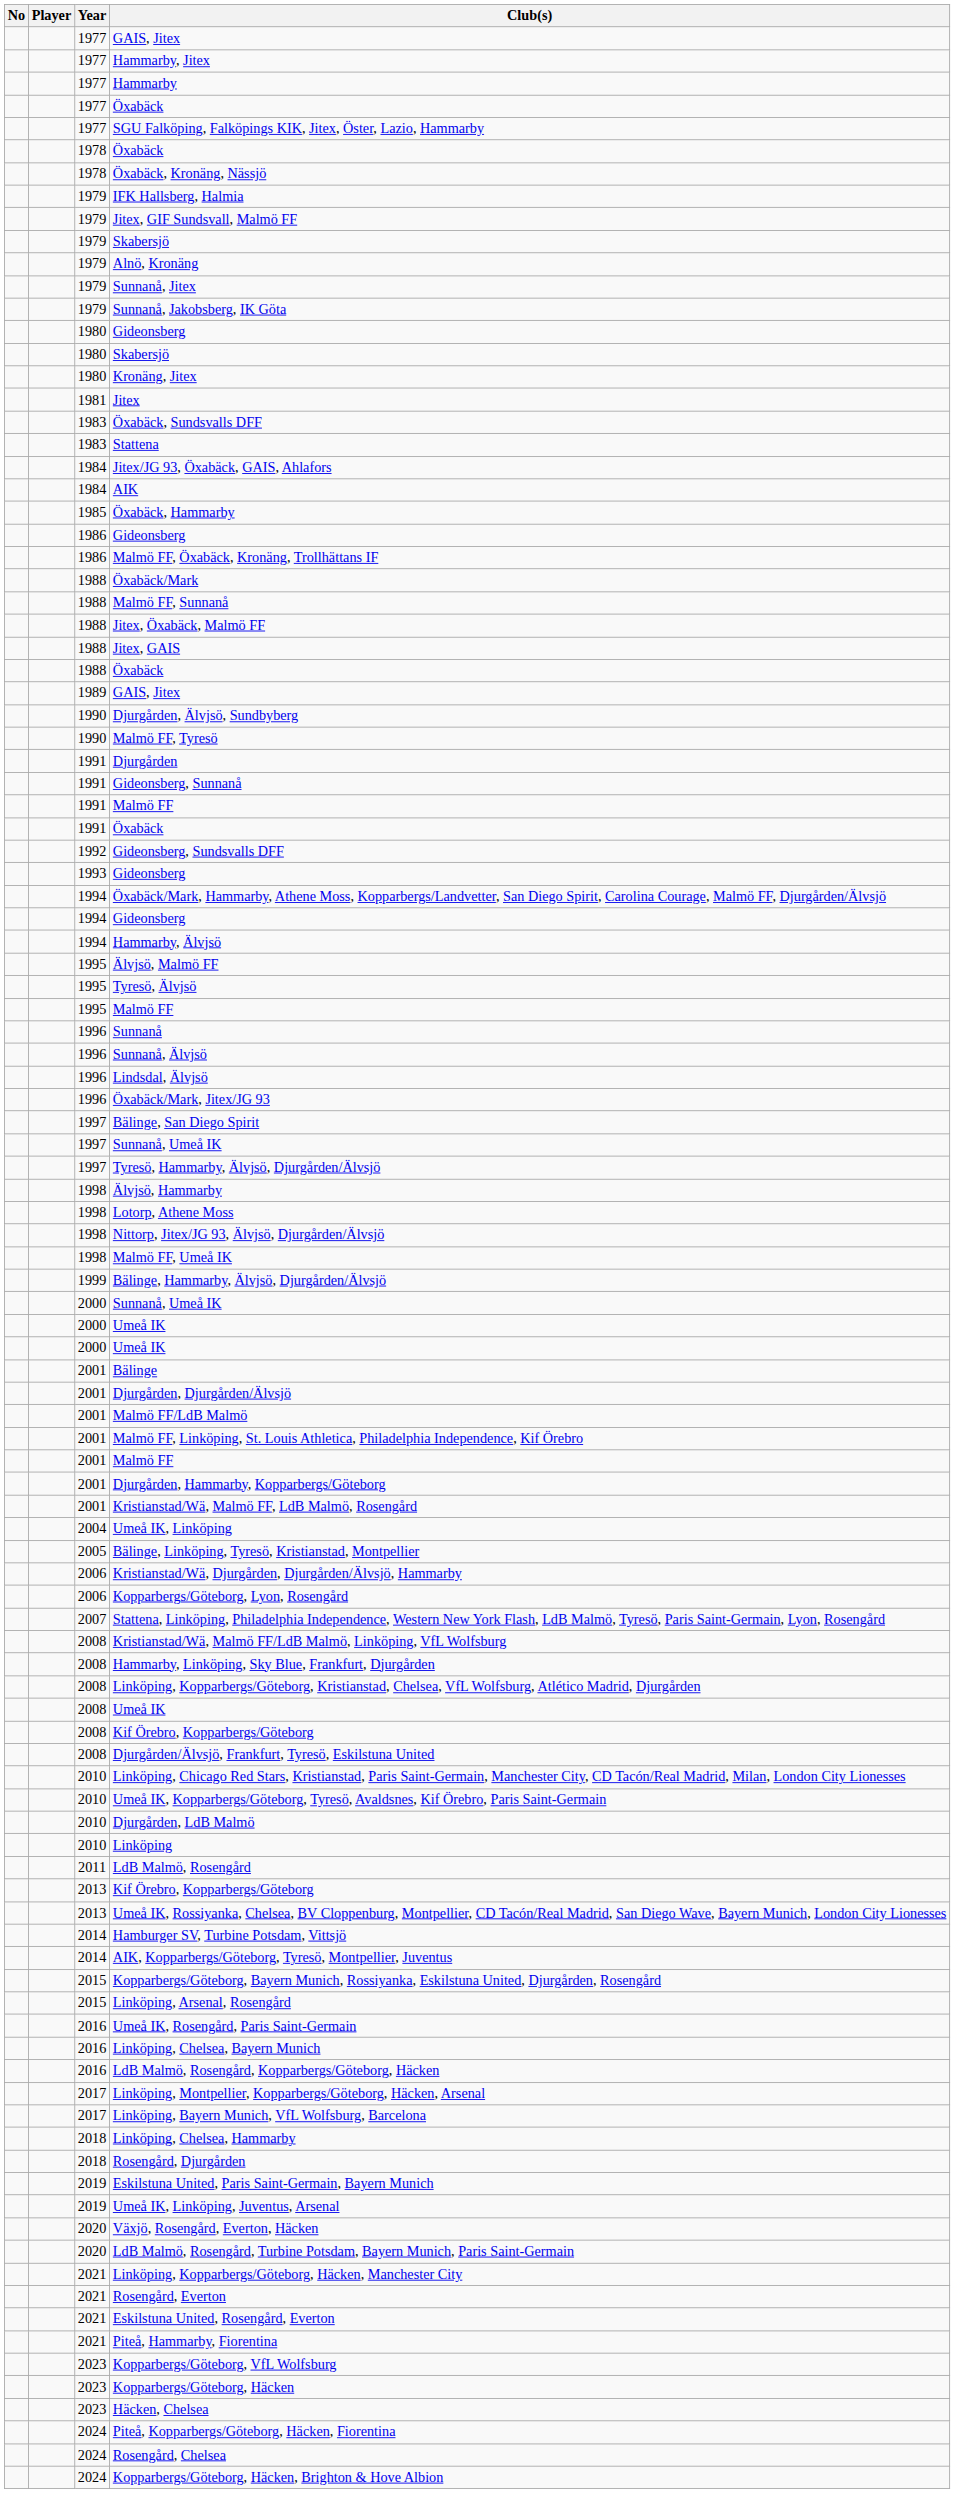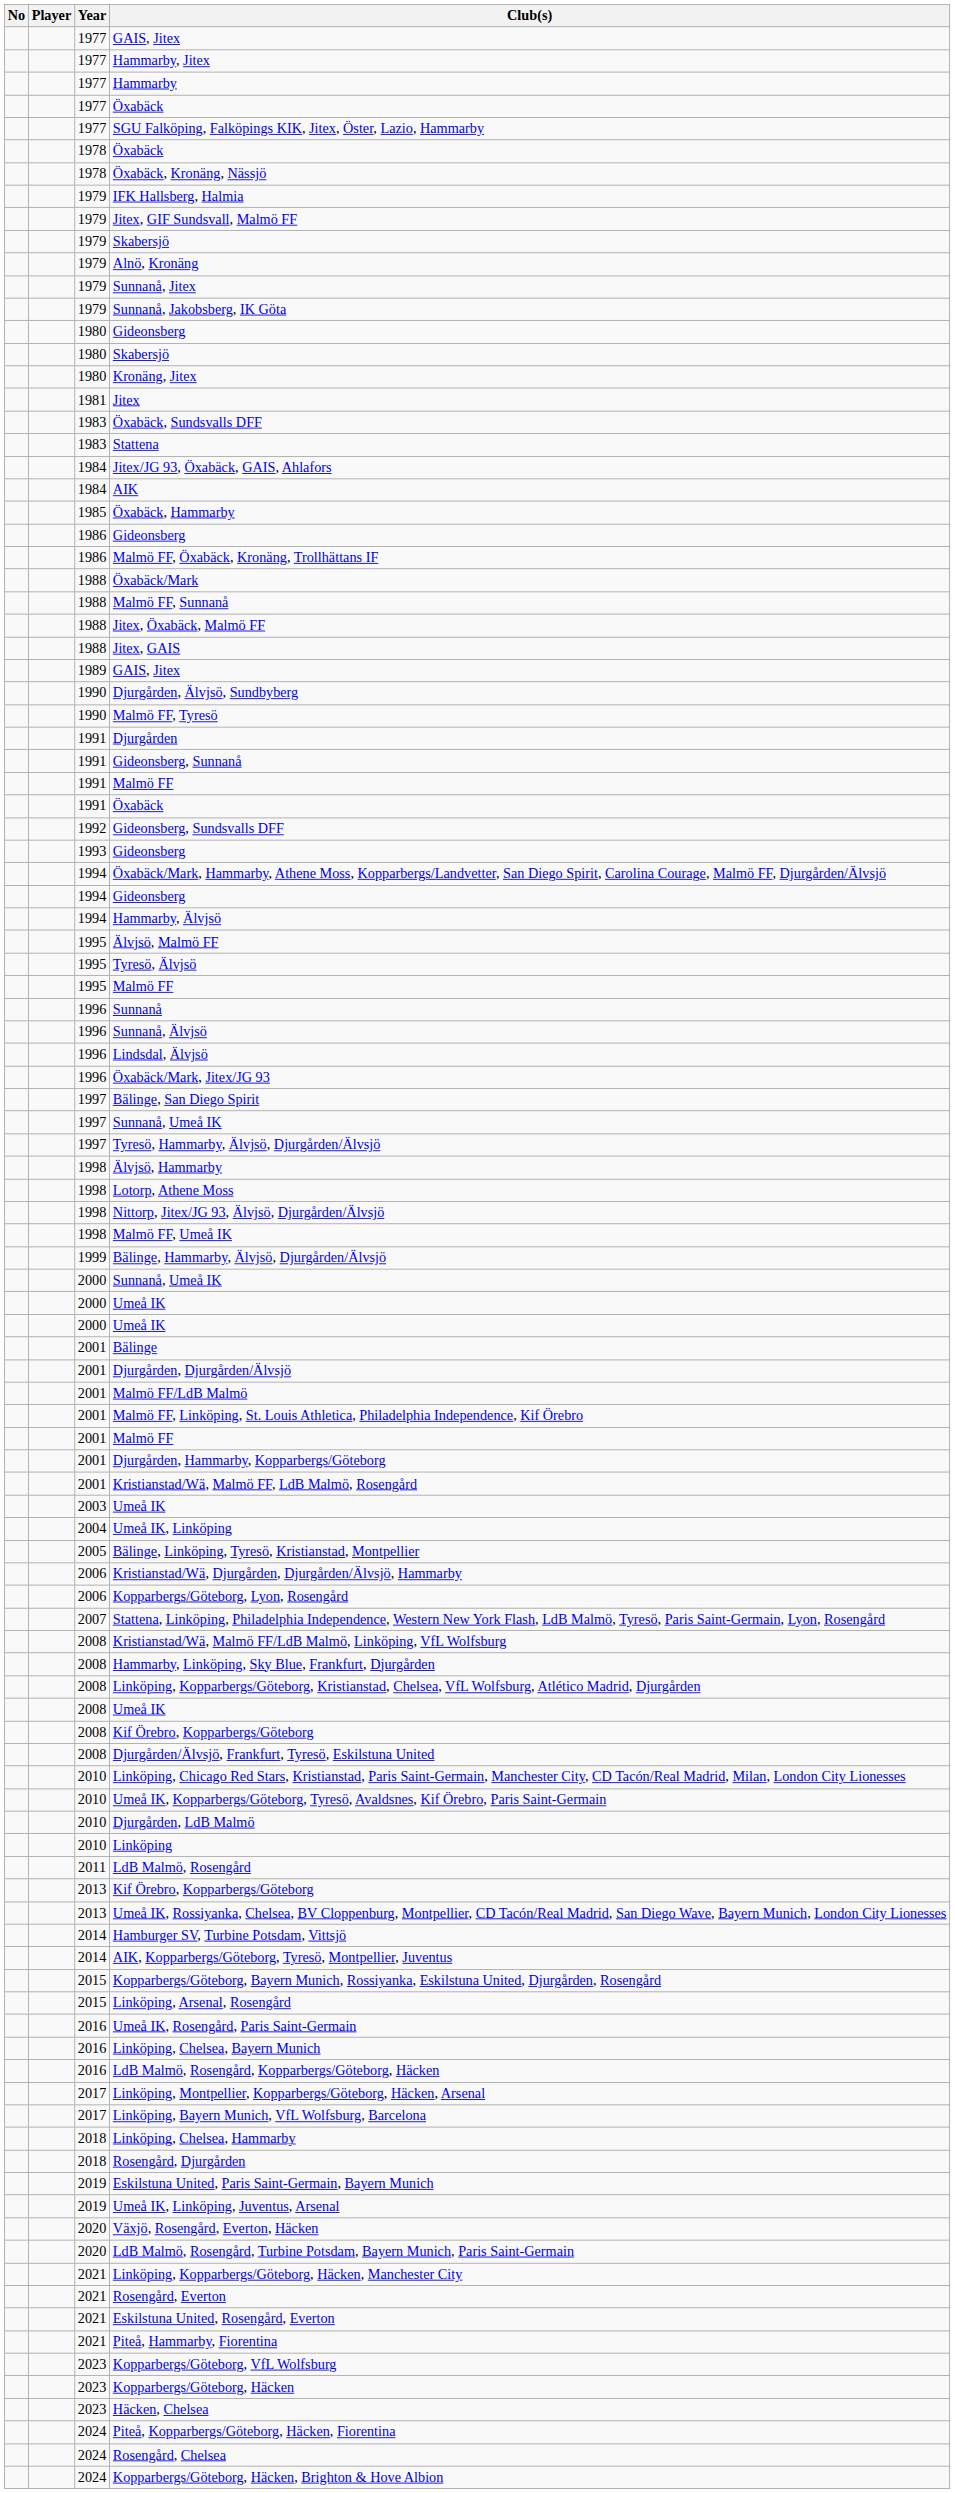- row: (92, 670)
+ row: (92, 1506)
